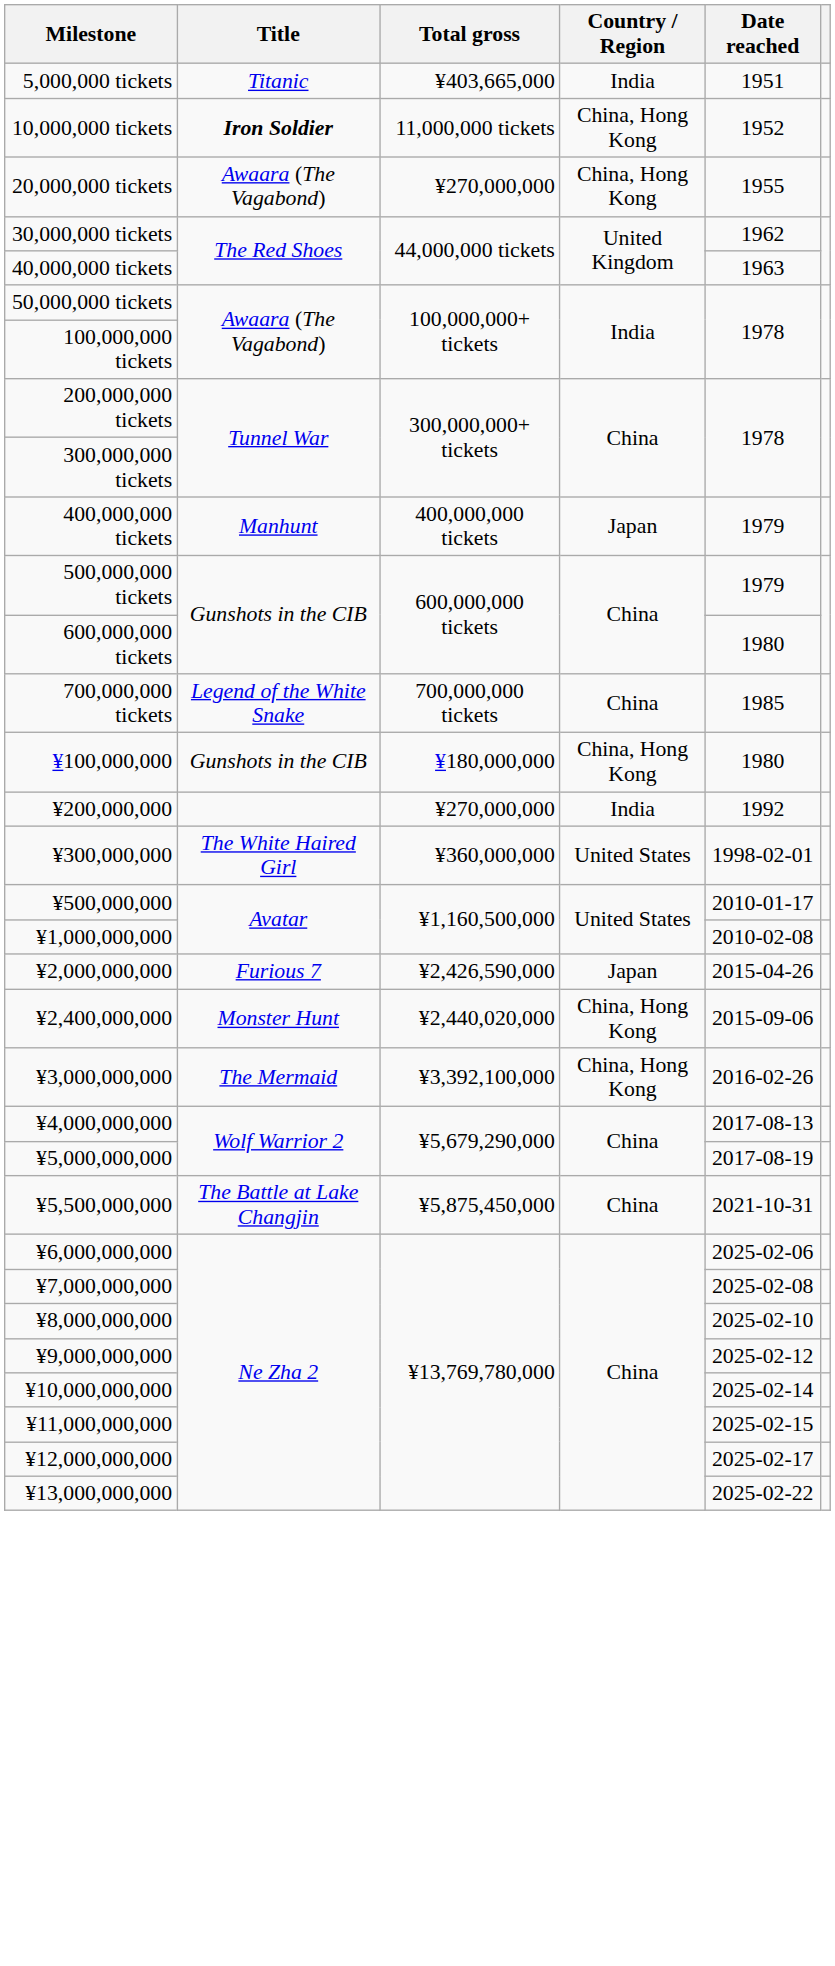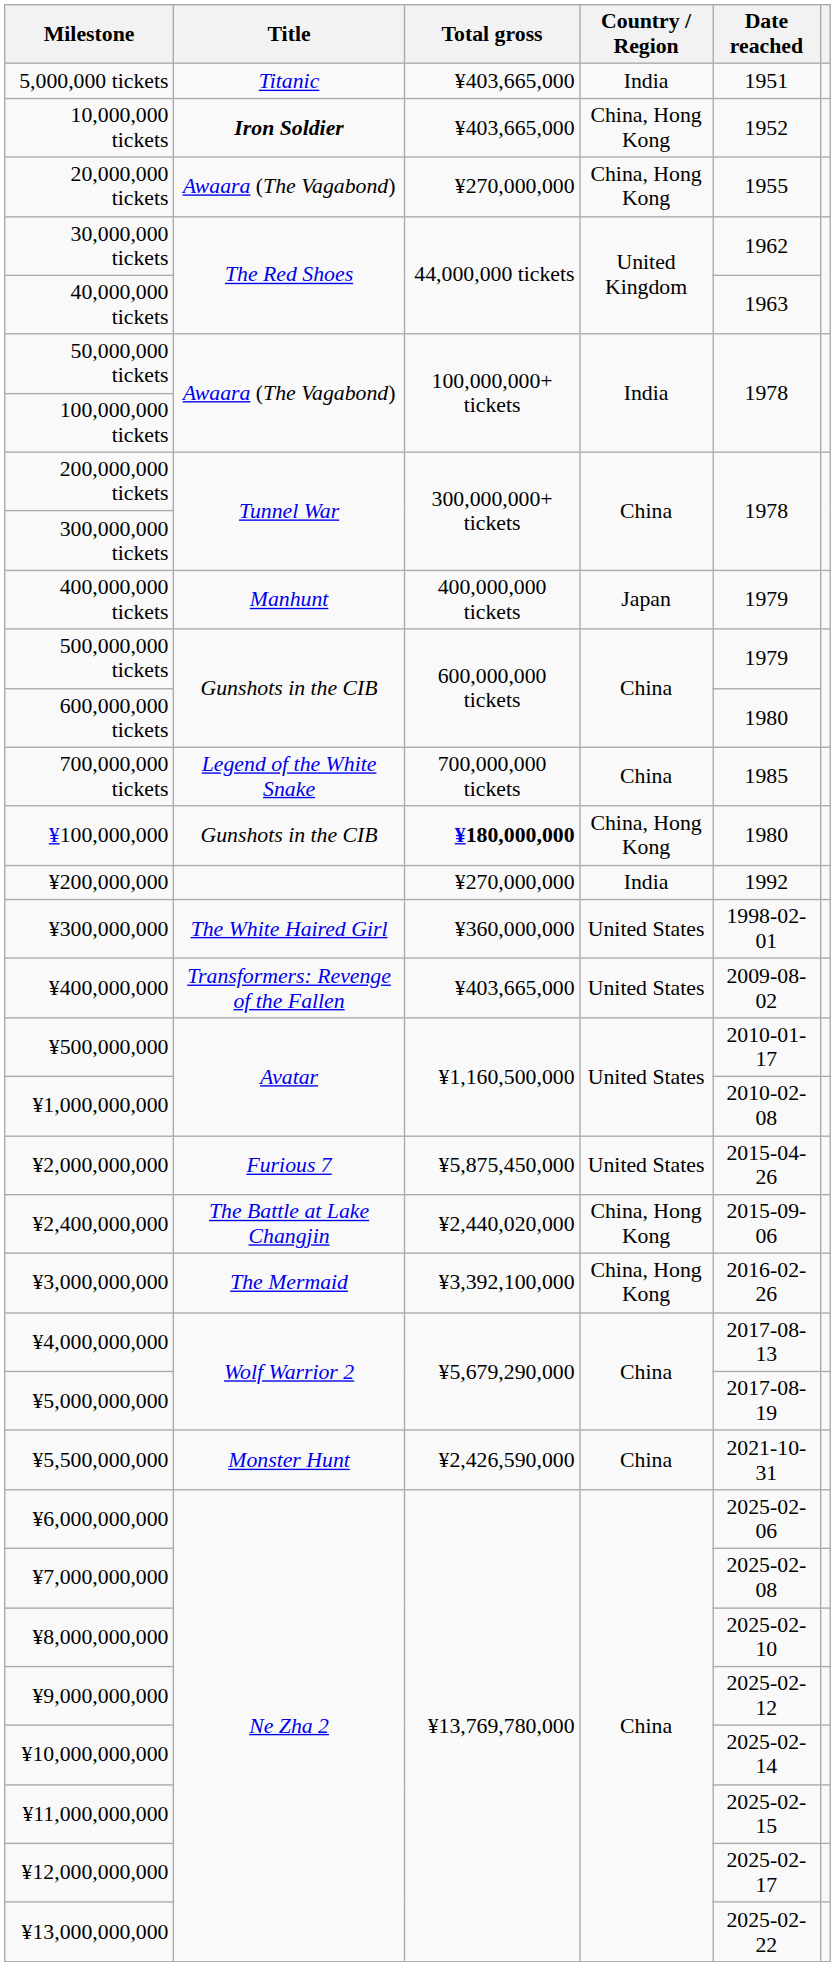(475, 127) 11,000,000 tickets -> (515, 127) ¥403,665,000
(495, 761) normal -> (515, 835) bold
+ row: (109, 987)
(487, 971) ¥2,426,590,000 -> (507, 1164) ¥5,875,450,000
(633, 971) Japan -> (646, 1164) United States
(278, 1017) Monster Hunt -> (289, 1223) The Battle at Lake Changjin
(278, 1204) The Battle at Lake Changjin -> (289, 1459) Monster Hunt
(487, 1204) ¥5,875,450,000 -> (507, 1459) ¥2,426,590,000
